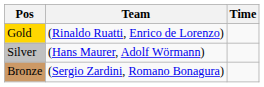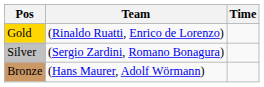(126, 52) (Hans Maurer, Adolf Wörmann) -> (136, 52) (Sergio Zardini, Romano Bonagura)
(136, 71) (Sergio Zardini, Romano Bonagura) -> (126, 71) (Hans Maurer, Adolf Wörmann)
